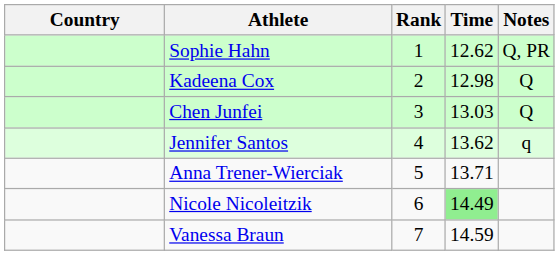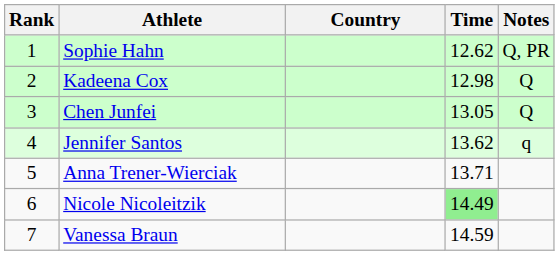columns swapped: (419, 19) <-> (85, 19)
(472, 111) 13.03 -> (472, 111) 13.05
